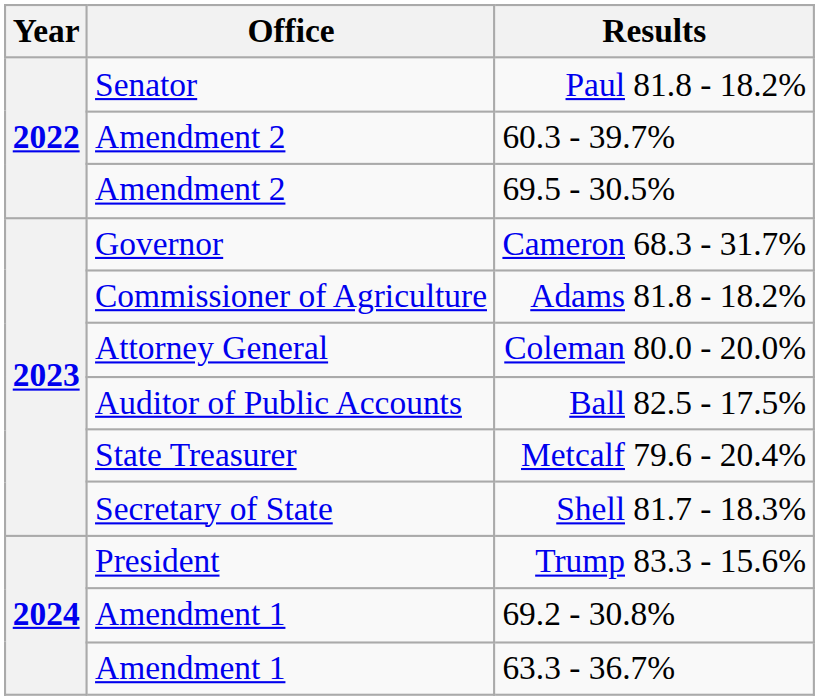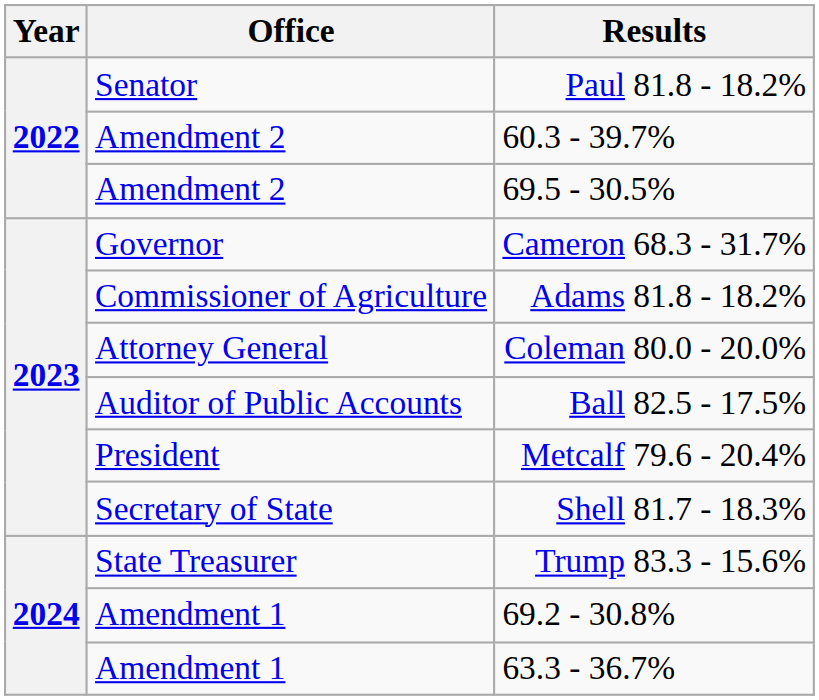(196, 455) State Treasurer -> (157, 455) President
(157, 561) President -> (196, 561) State Treasurer
